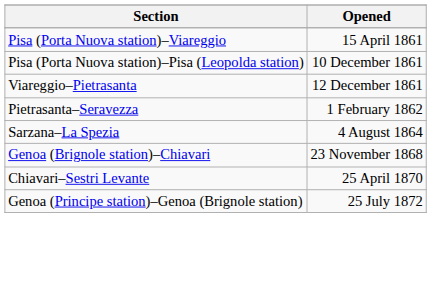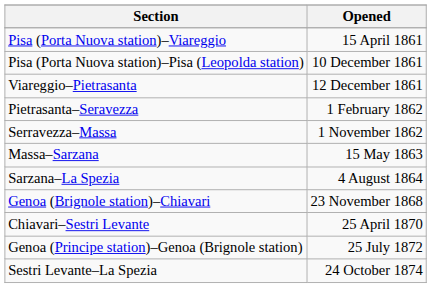+ row: (62, 132)
+ row: (53, 155)
+ row: (83, 270)
